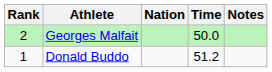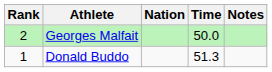(206, 56) 51.2 -> (206, 56) 51.3
